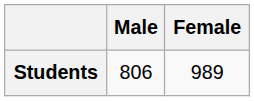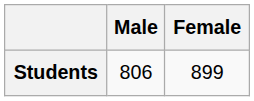(207, 72) 989 -> (207, 72) 899
